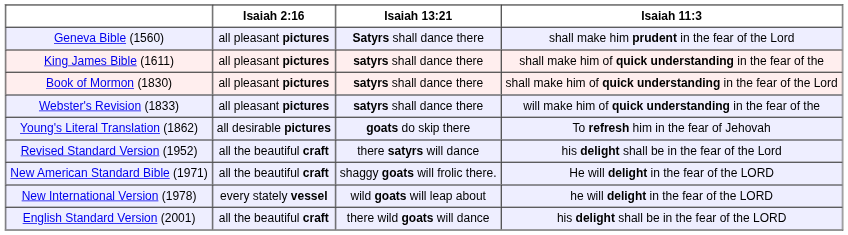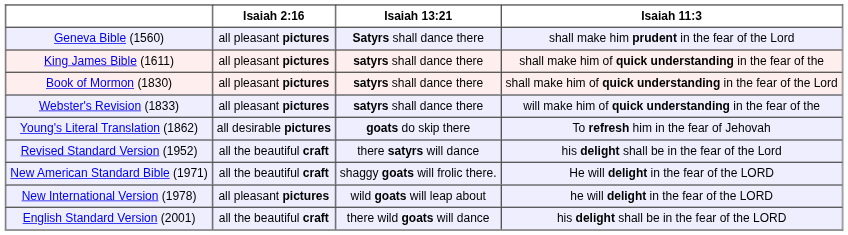(274, 196) every stately vessel -> (274, 196) all pleasant pictures
